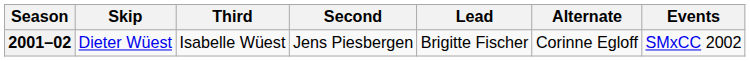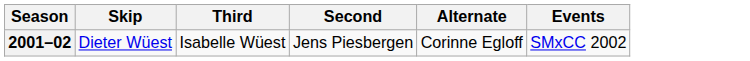- column: (475, 17)
